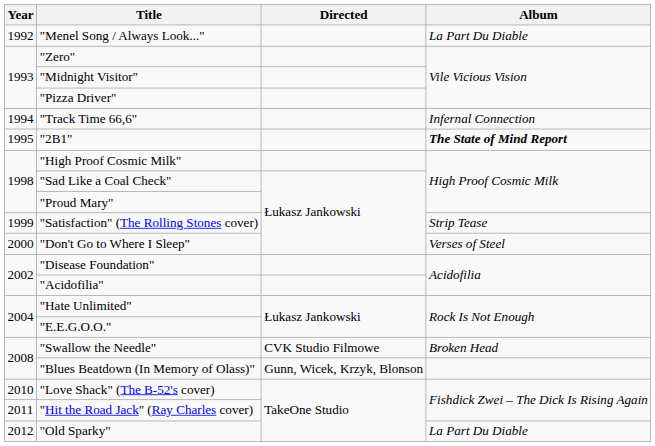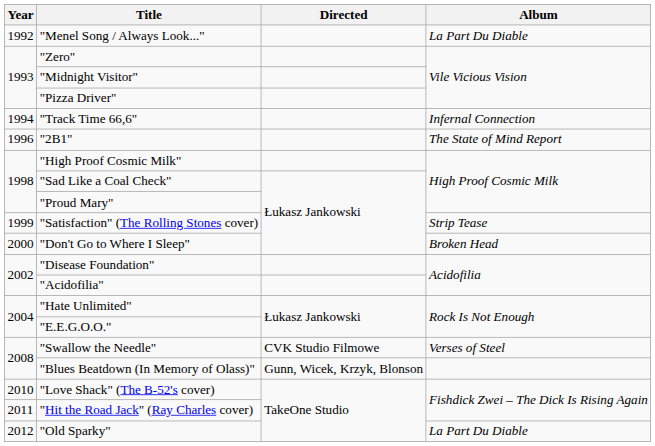(21, 139) 1995 -> (21, 139) 1996
(498, 139) bold -> (495, 139) normal
(467, 243) Verses of Steel -> (464, 243) Broken Head
(464, 347) Broken Head -> (467, 347) Verses of Steel
